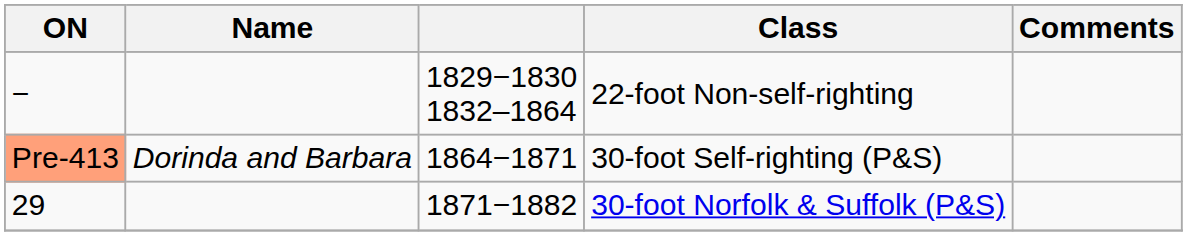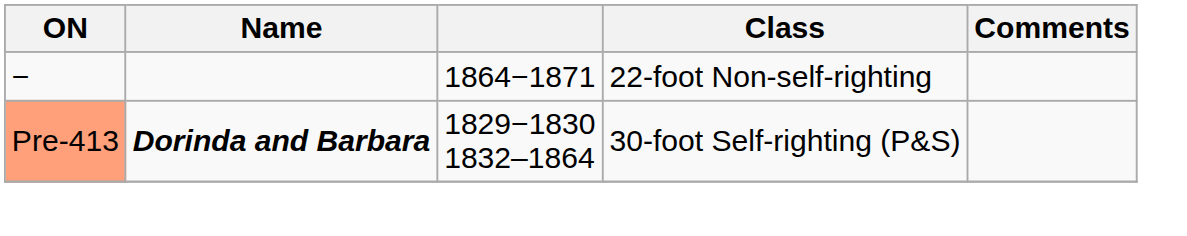(502, 92) 1829−1830 1832–1864 -> (520, 76) 1864−1871
(272, 157) normal -> (282, 140) bold
(502, 157) 1864−1871 -> (520, 140) 1829−1830 1832–1864
- row: (798, 205)
